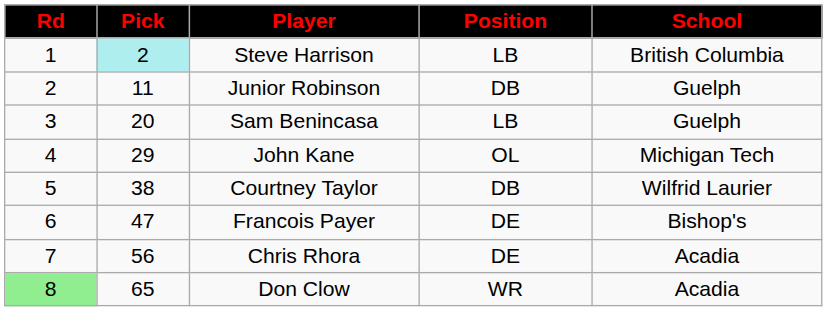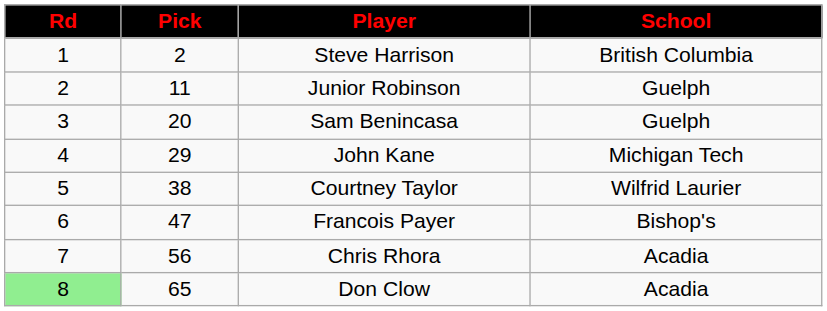- column: (505, 21)
(143, 54) paleturquoise background -> (180, 54) no background
